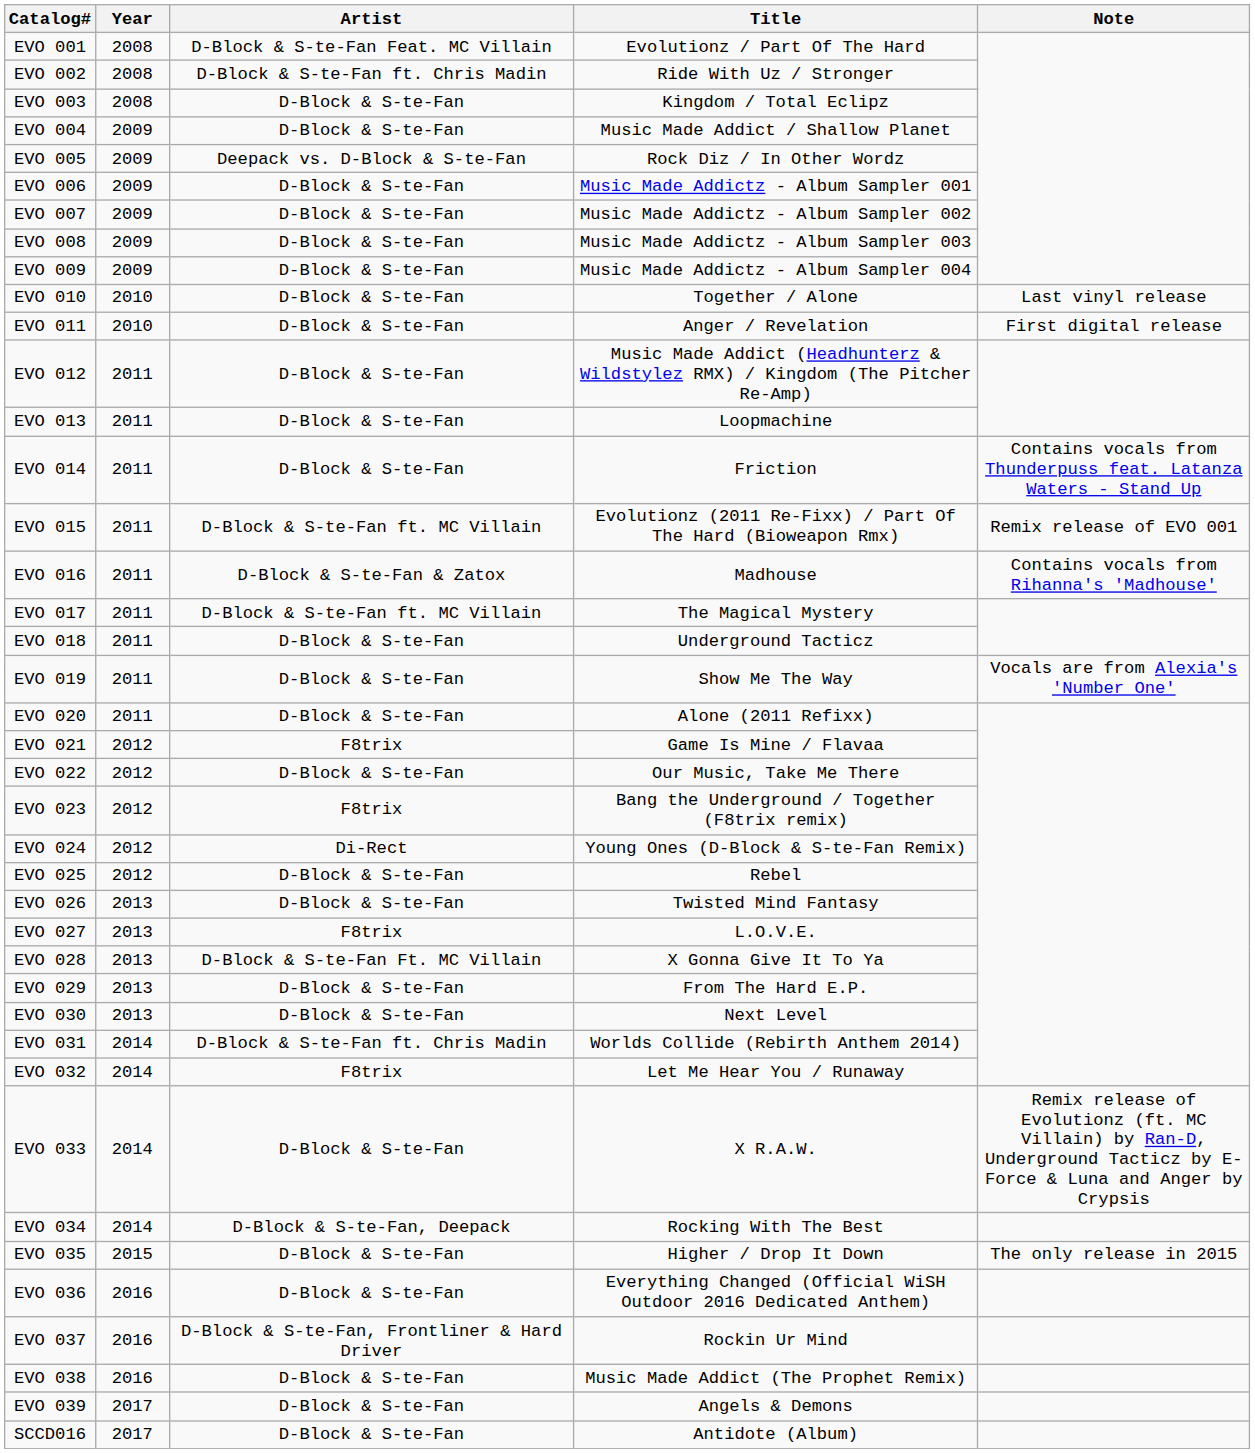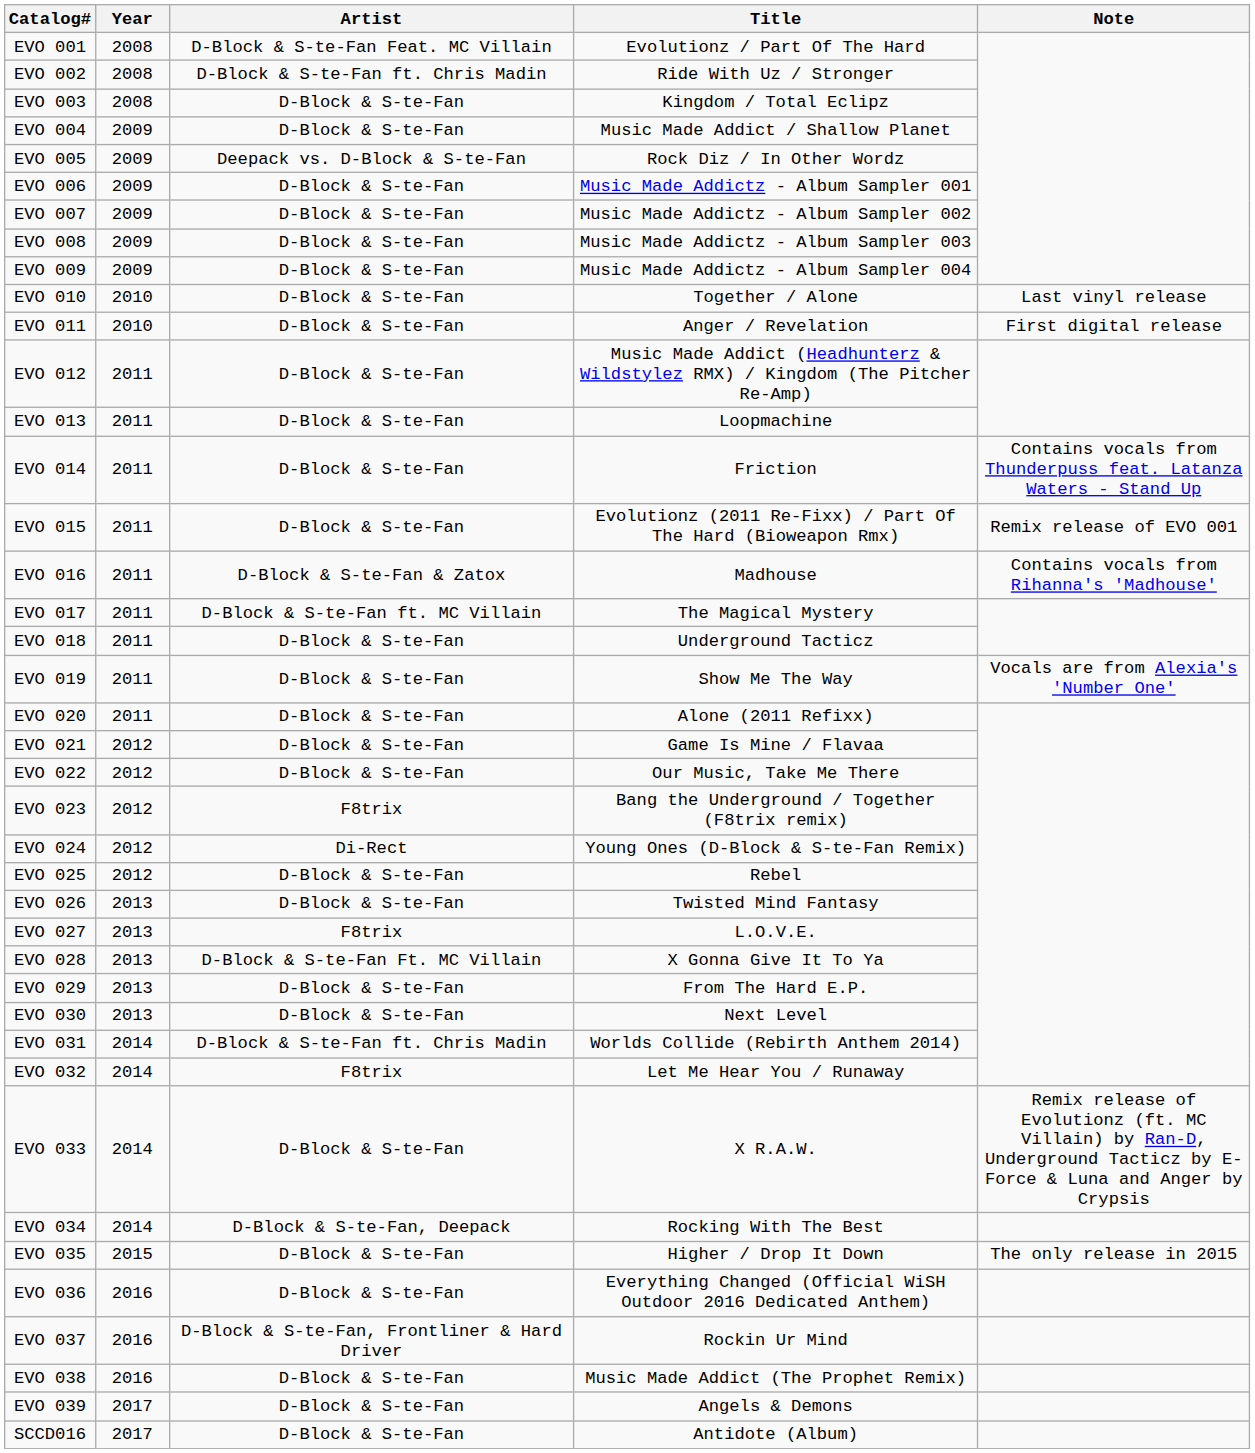(371, 527) D-Block & S-te-Fan ft. MC Villain -> (371, 527) D-Block & S-te-Fan
(371, 745) F8trix -> (371, 745) D-Block & S-te-Fan
